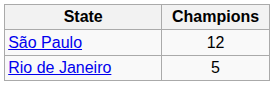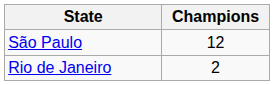(216, 67) 5 -> (216, 67) 2
